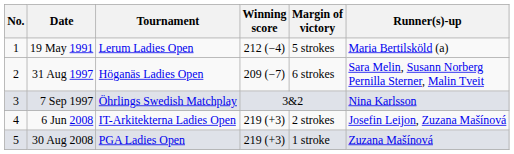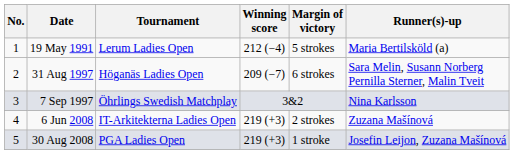(427, 120) Josefin Leijon, Zuzana Mašínová -> (391, 120) Zuzana Mašínová
(391, 140) Zuzana Mašínová -> (427, 140) Josefin Leijon, Zuzana Mašínová
